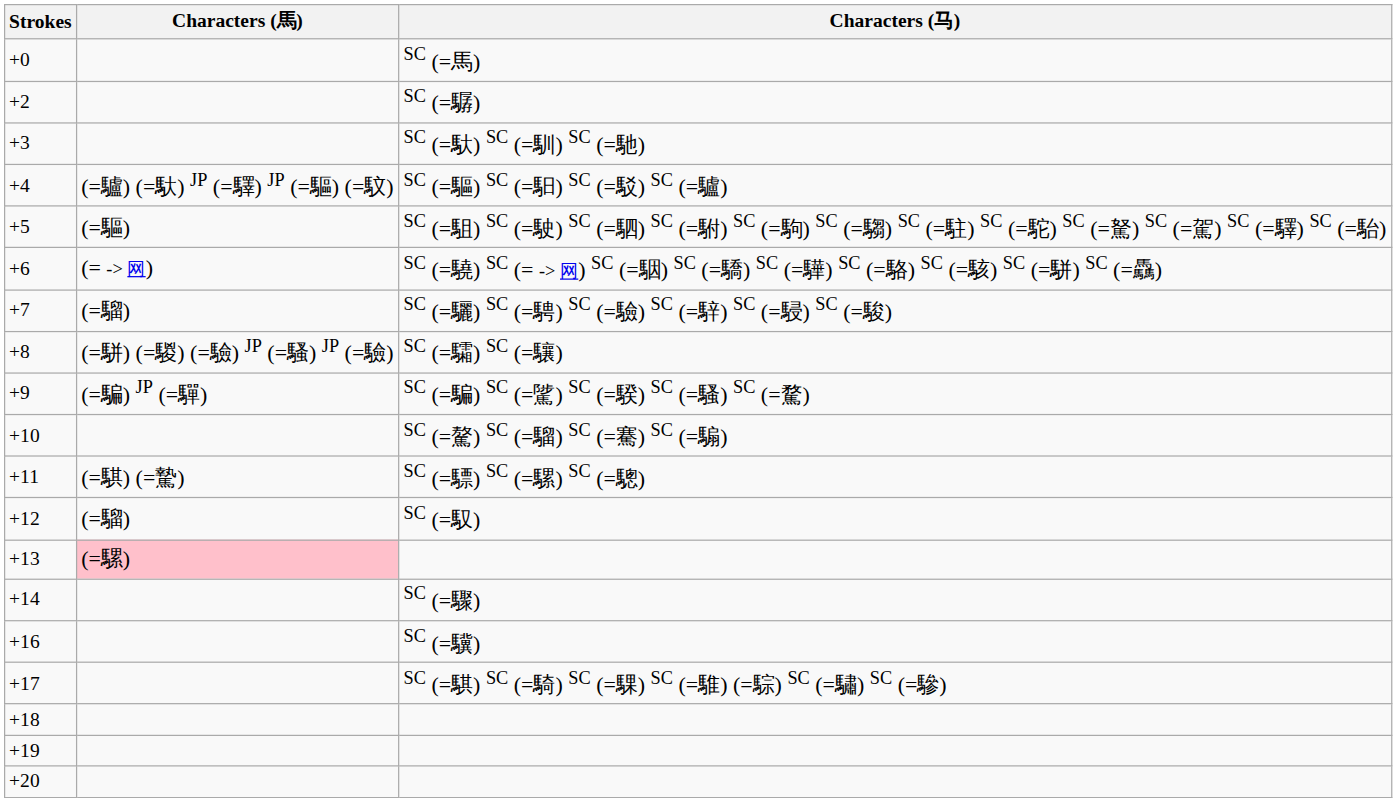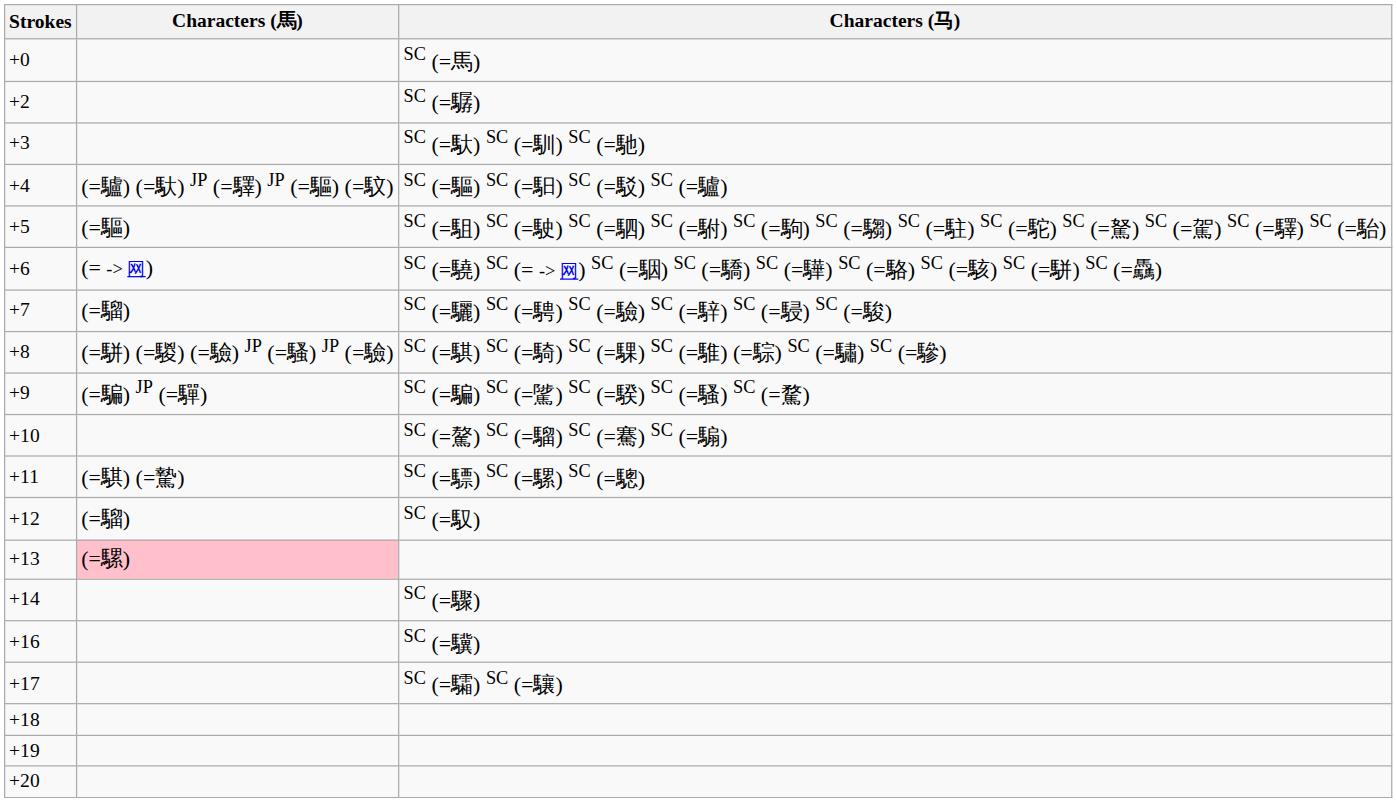(483, 351) SC (=驦) SC (=驤) -> (675, 351) SC (=騏) SC (=騎) SC (=騍) SC (=騅) (=騌) SC (=驌) SC (=驂)
(675, 682) SC (=騏) SC (=騎) SC (=騍) SC (=騅) (=騌) SC (=驌) SC (=驂) -> (483, 682) SC (=驦) SC (=驤)
